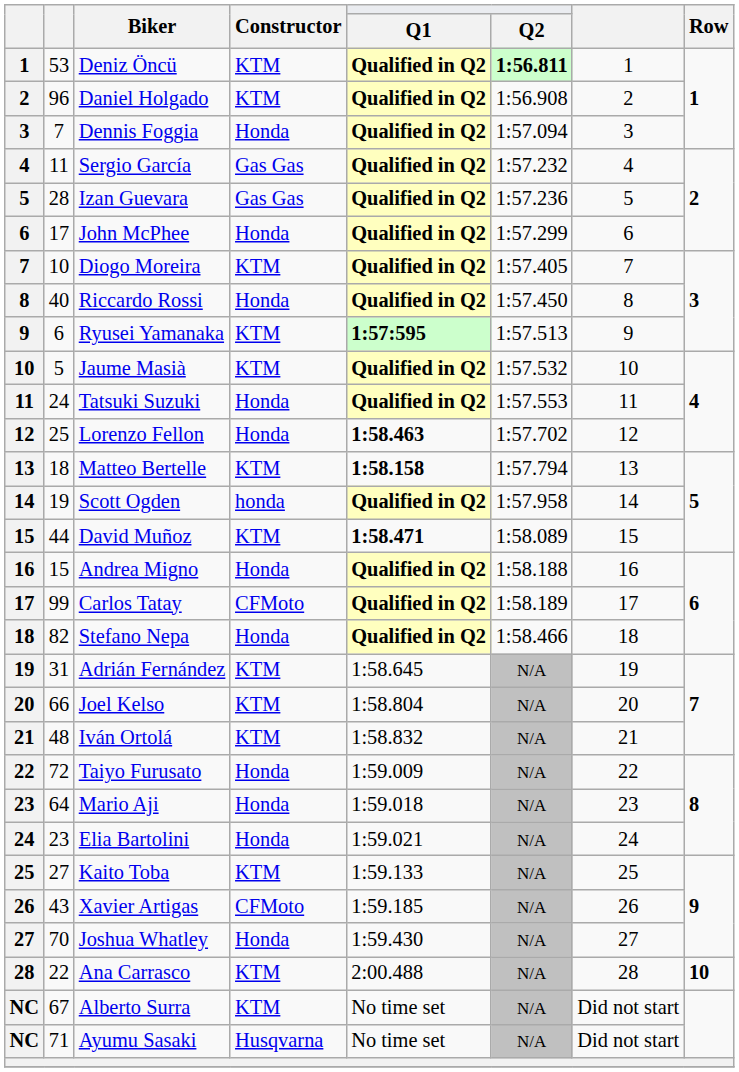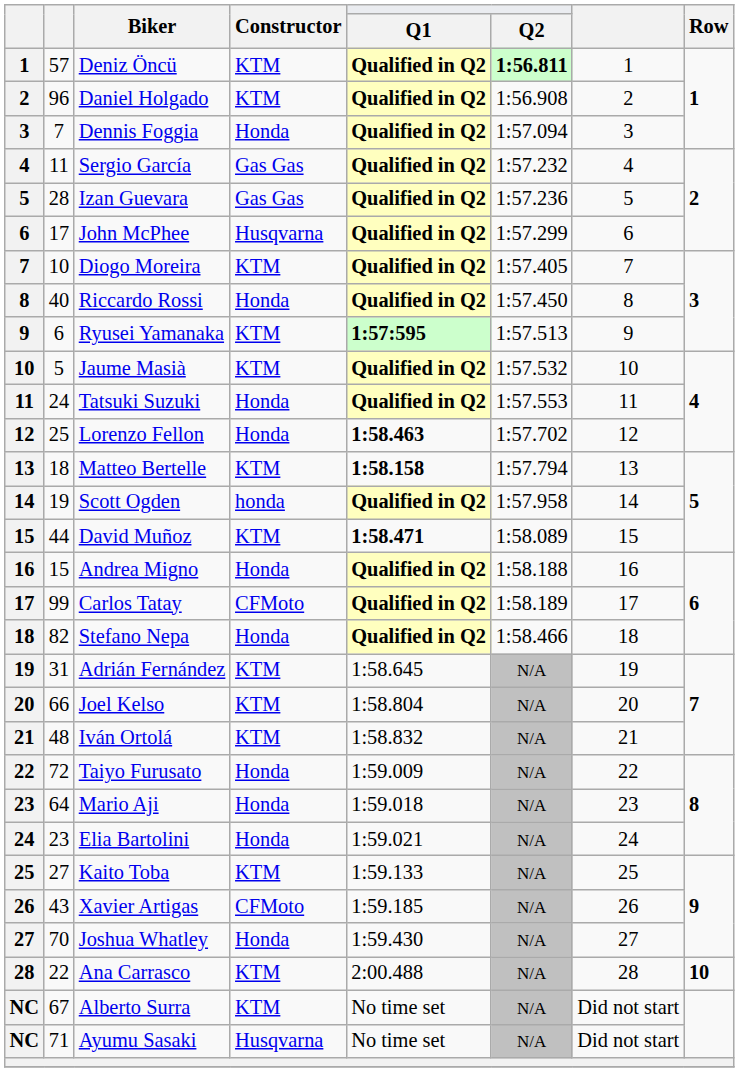(59, 64) 53 -> (59, 64) 57
(262, 232) Honda -> (279, 232) Husqvarna
